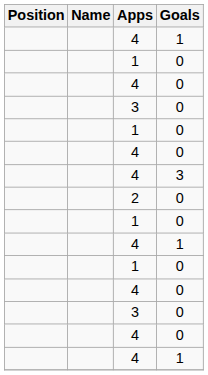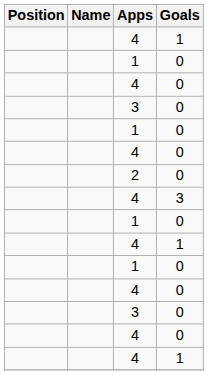rows swapped: (135, 198) <-> (135, 175)
